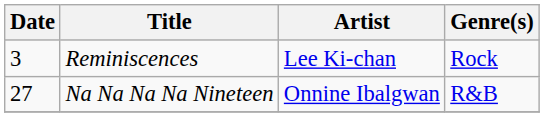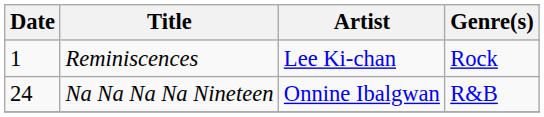(16, 58) 3 -> (16, 58) 1
(21, 93) 27 -> (21, 93) 24
